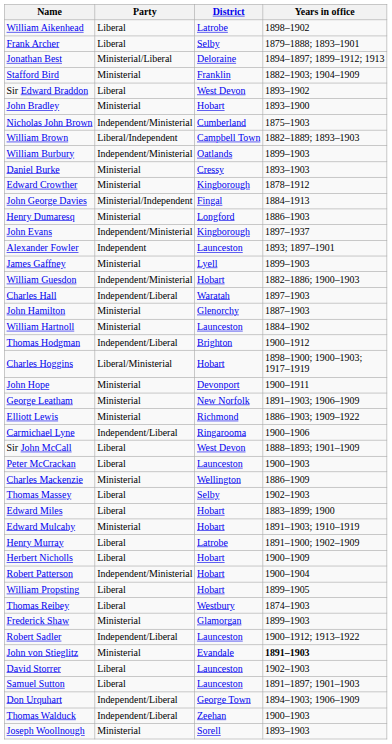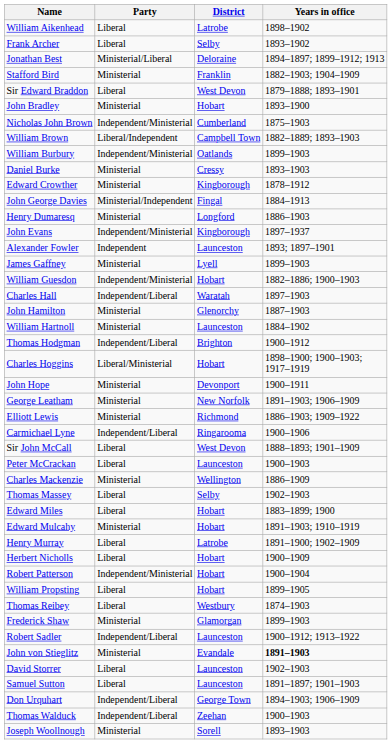(312, 43) 1879–1888; 1893–1901 -> (287, 43) 1893–1902
(287, 91) 1893–1902 -> (312, 91) 1879–1888; 1893–1901
